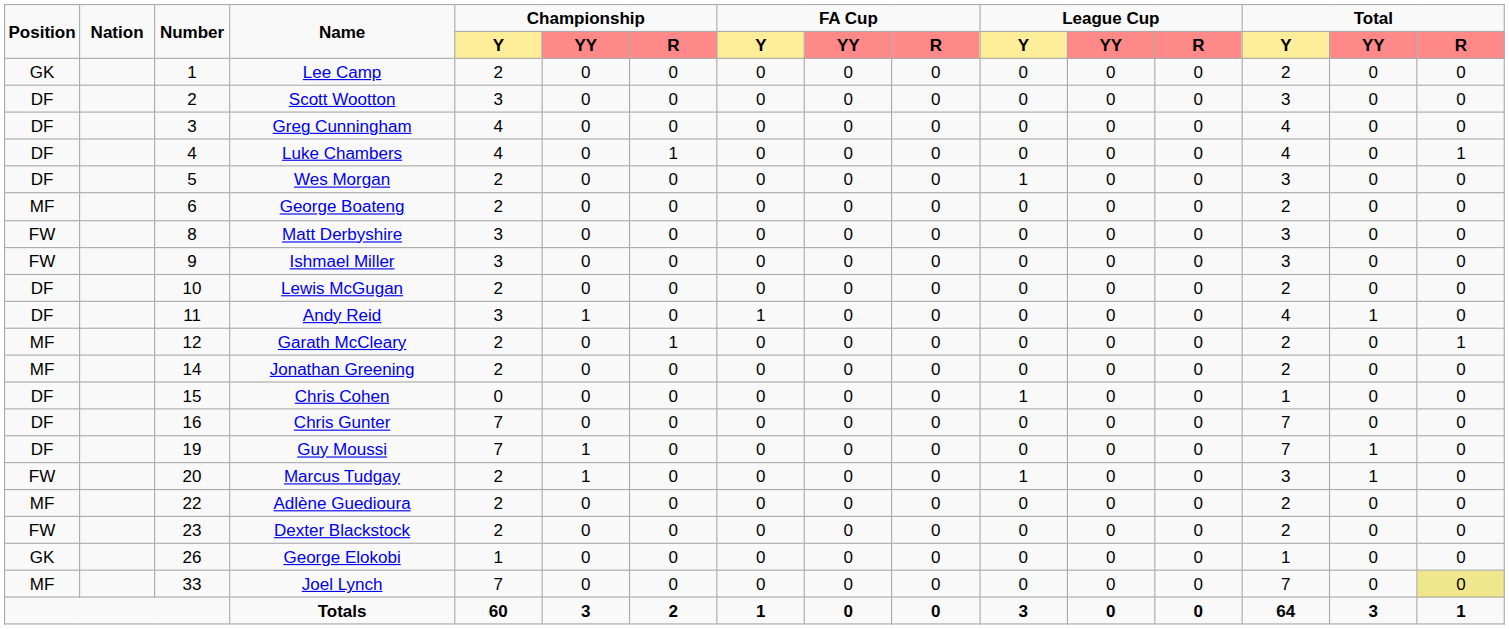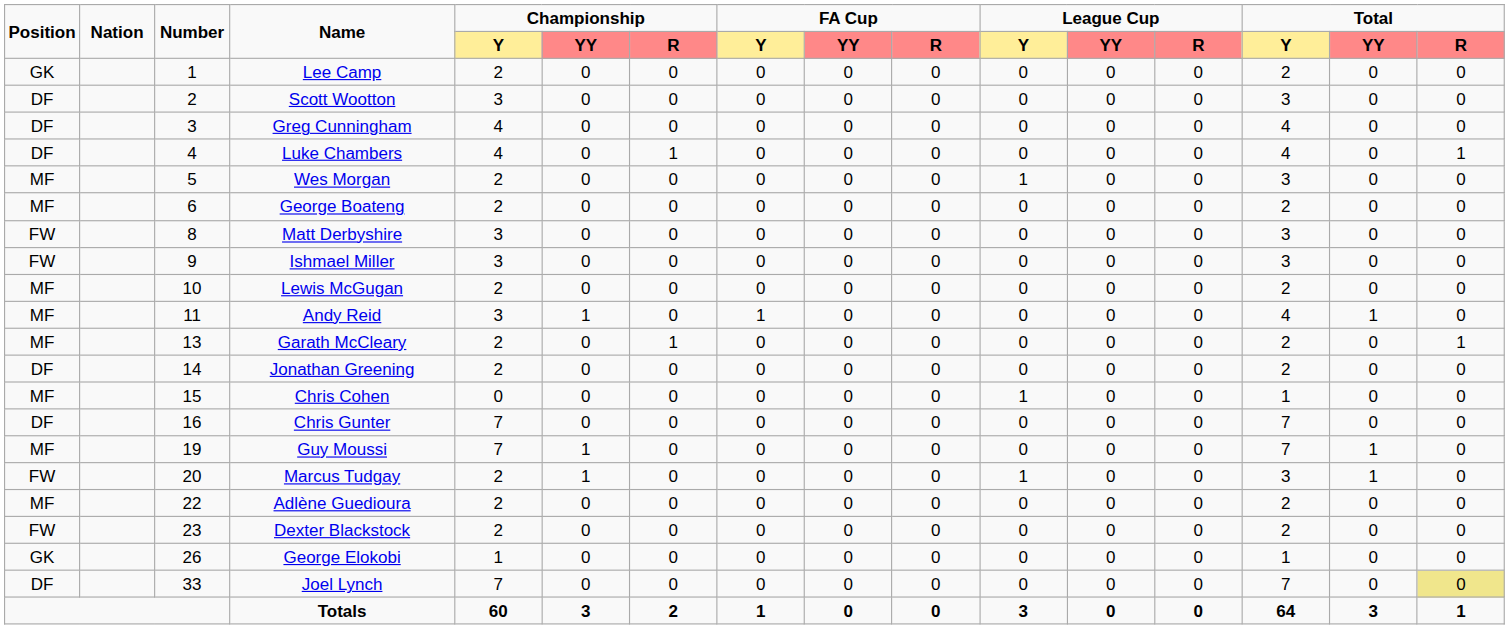(42, 180) DF -> (42, 180) MF
(42, 288) DF -> (42, 288) MF
(42, 315) DF -> (42, 315) MF
(192, 342) 12 -> (192, 342) 13
(42, 369) MF -> (42, 369) DF
(42, 396) DF -> (42, 396) MF
(42, 449) DF -> (42, 449) MF
(42, 584) MF -> (42, 584) DF
